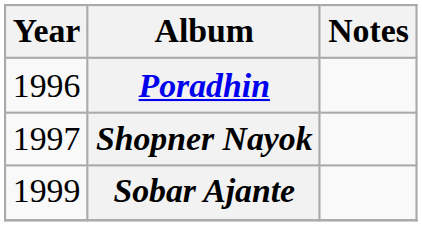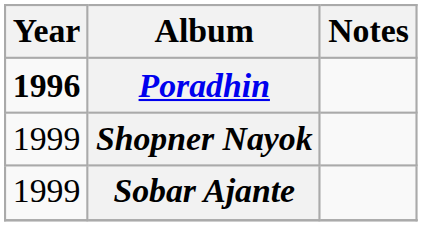(47, 84) normal -> (47, 84) bold
(47, 138) 1997 -> (47, 138) 1999
